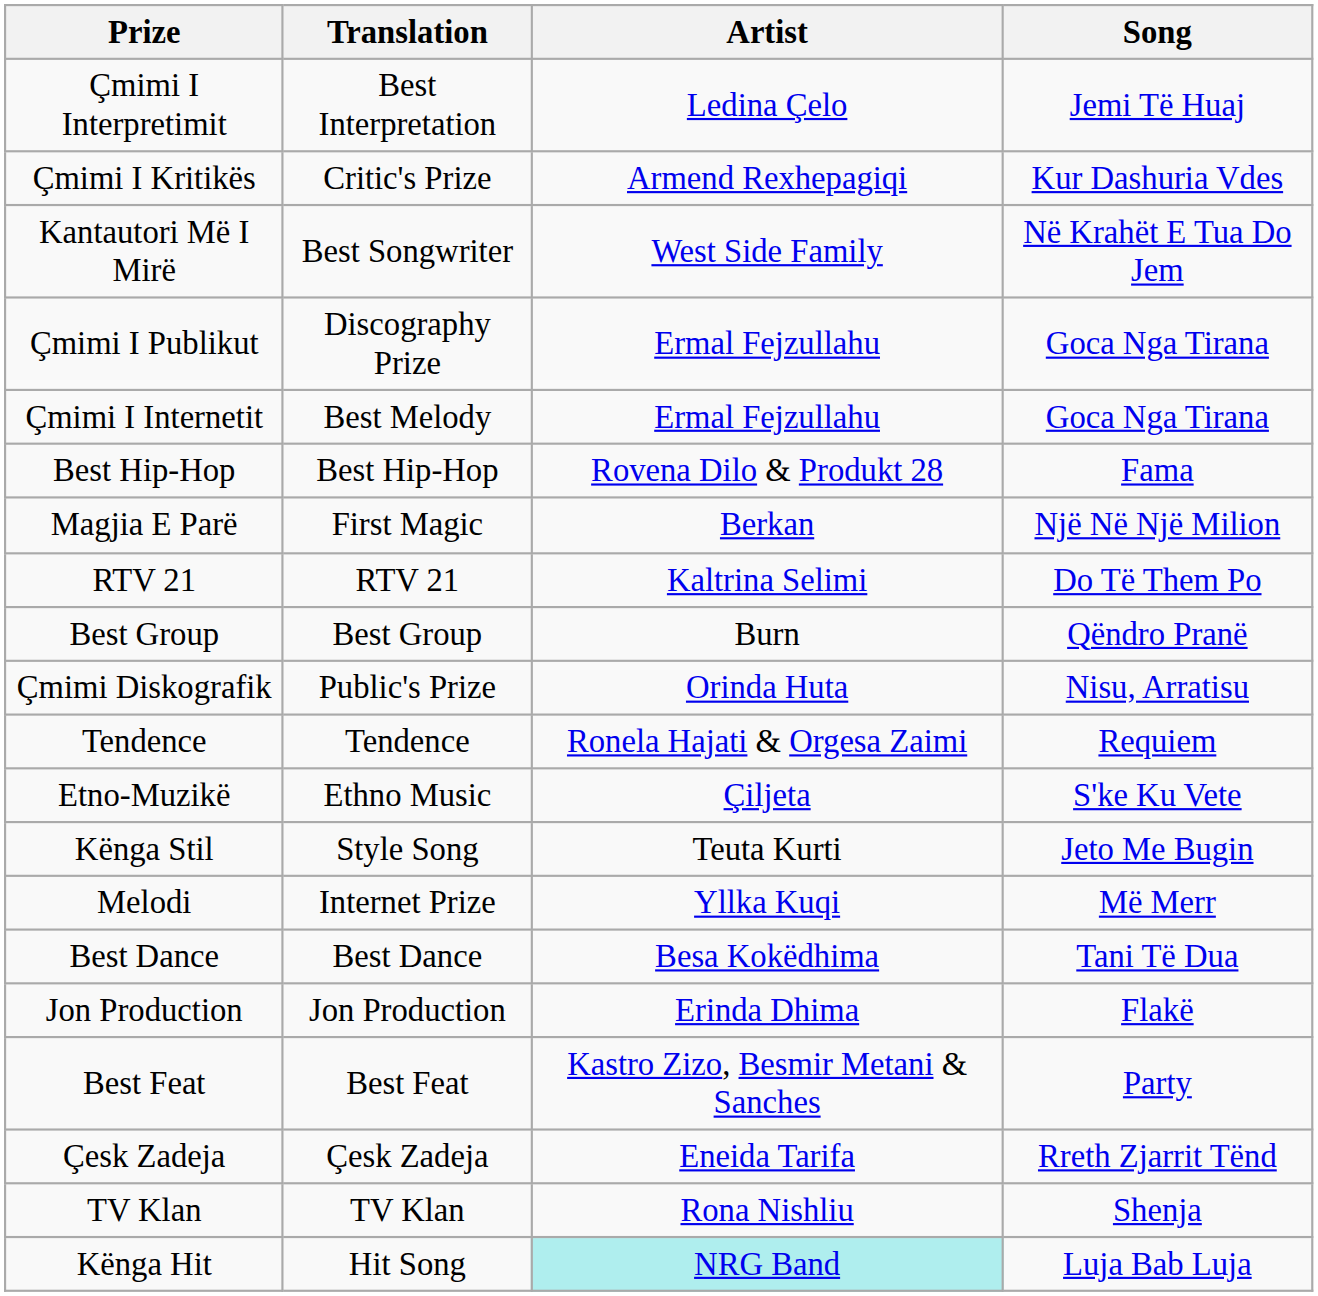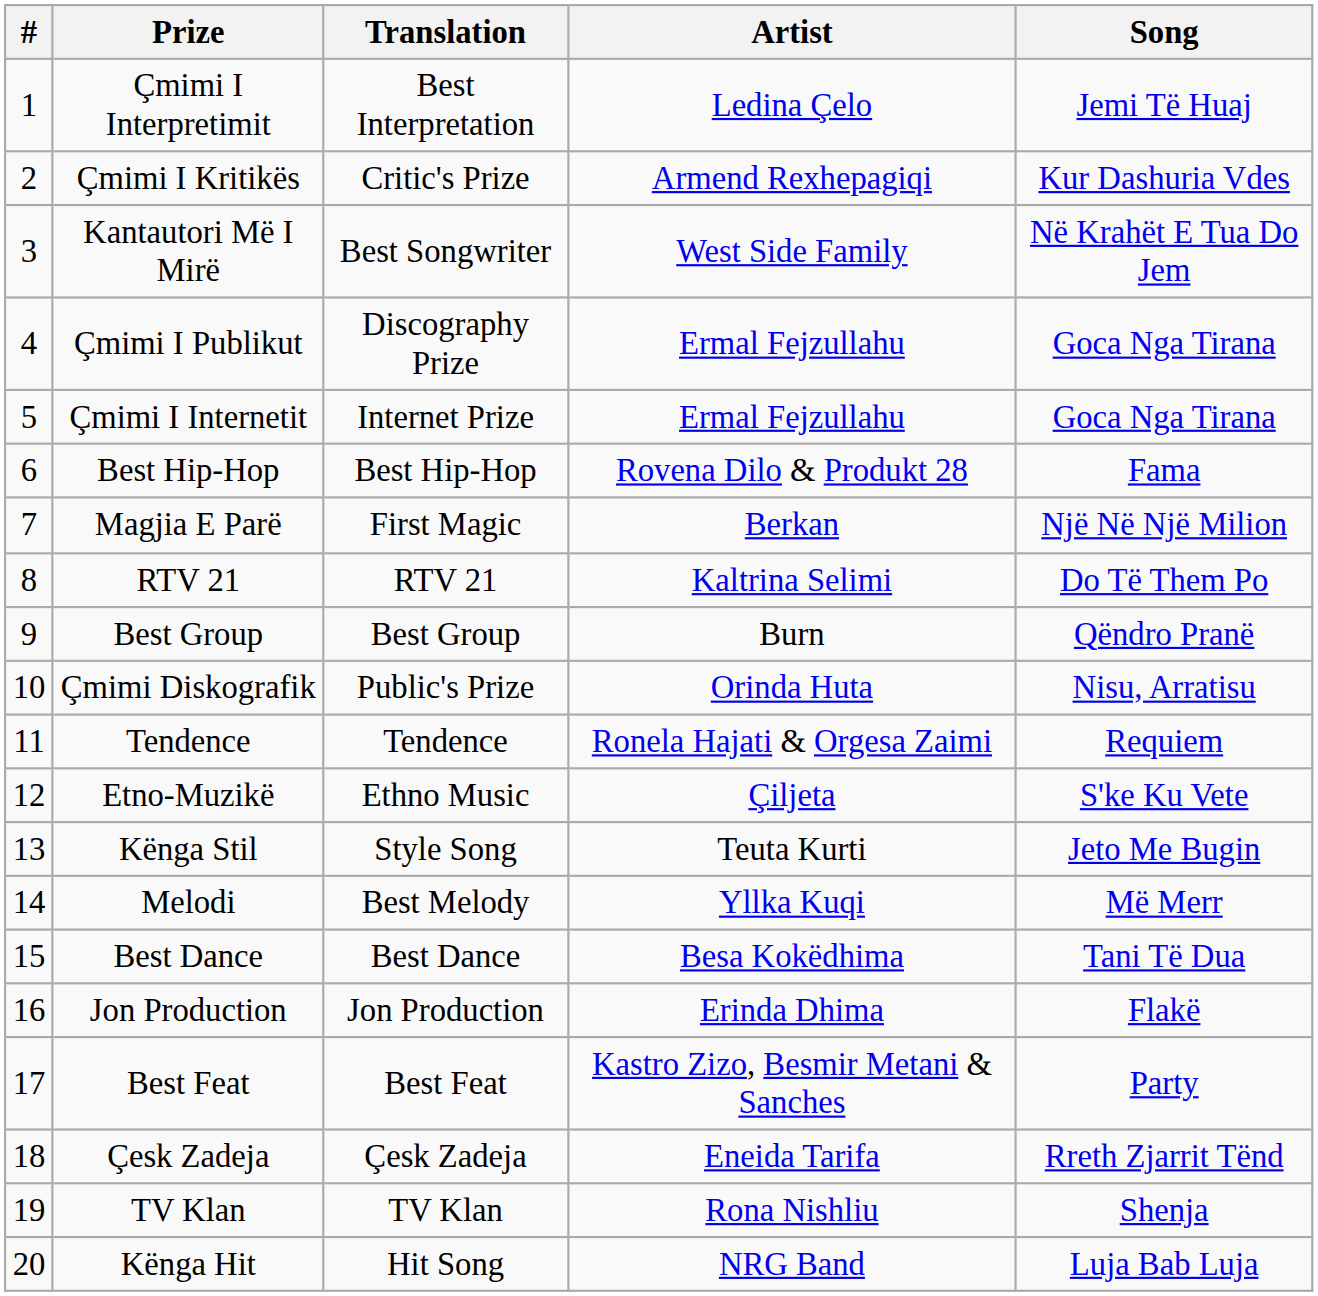+ column: (29, 31)
(407, 417) Best Melody -> (446, 417) Internet Prize
(407, 902) Internet Prize -> (446, 902) Best Melody
(767, 1264) paleturquoise background -> (792, 1264) no background
